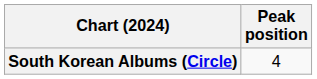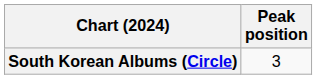(276, 61) 4 -> (276, 61) 3
